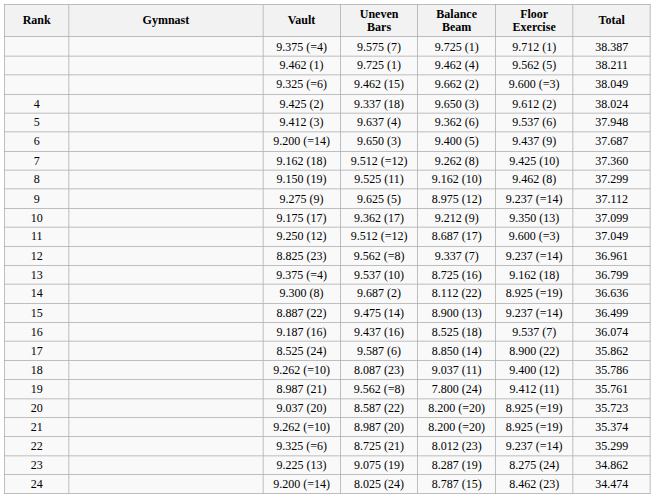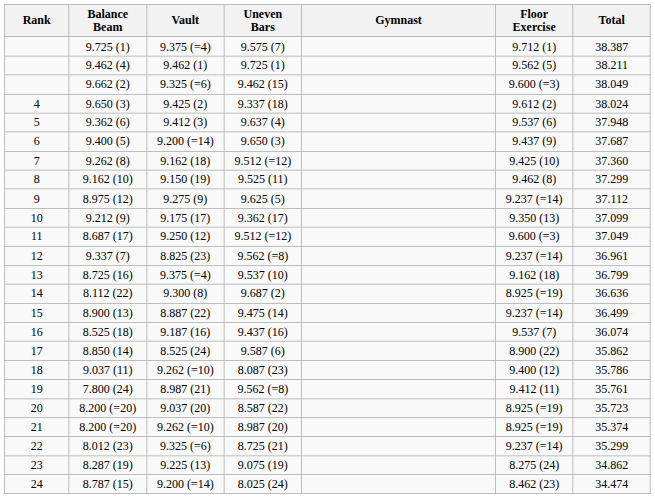columns swapped: (166, 20) <-> (457, 20)
